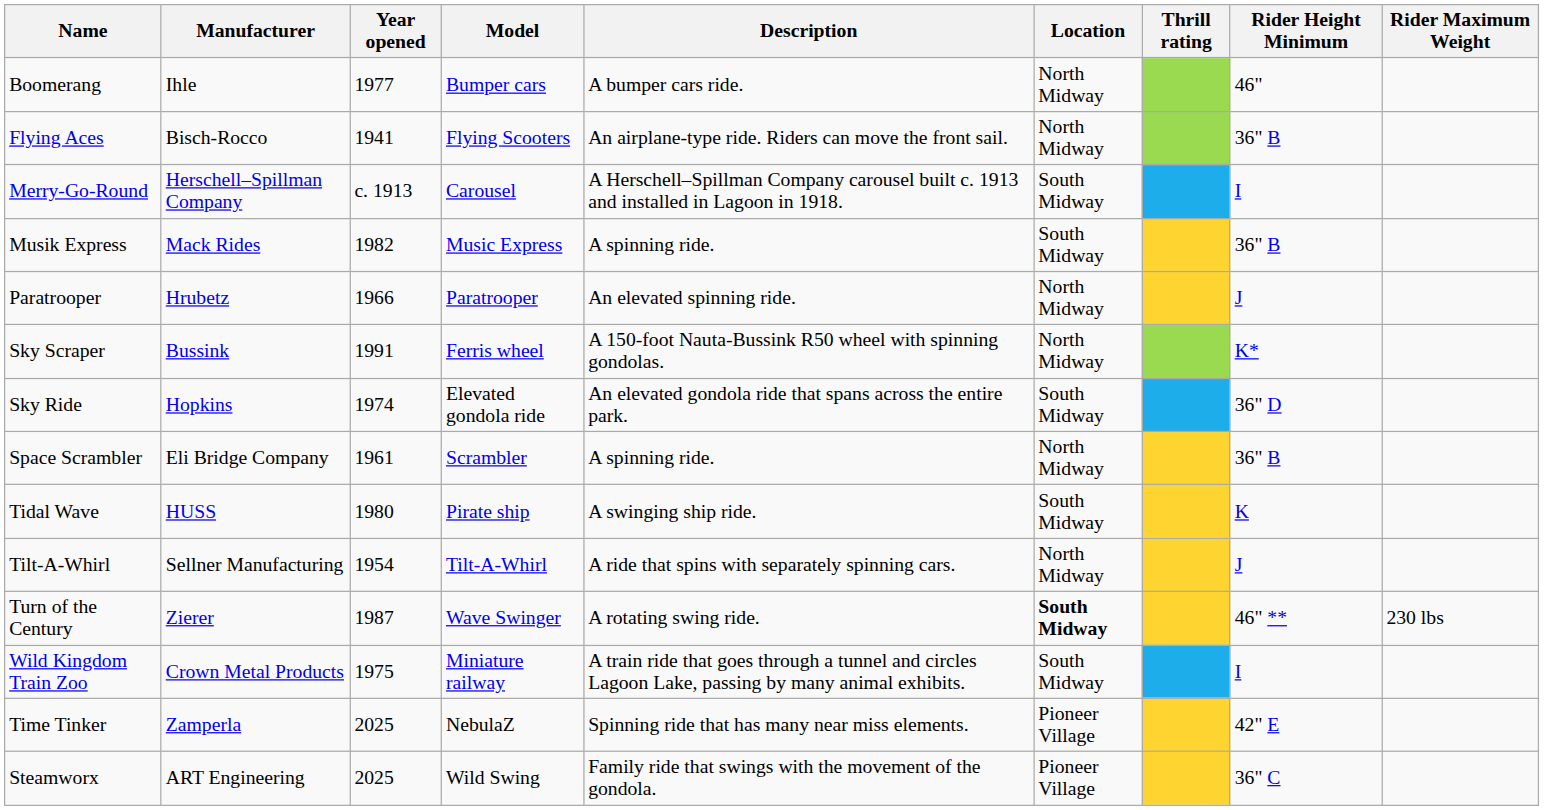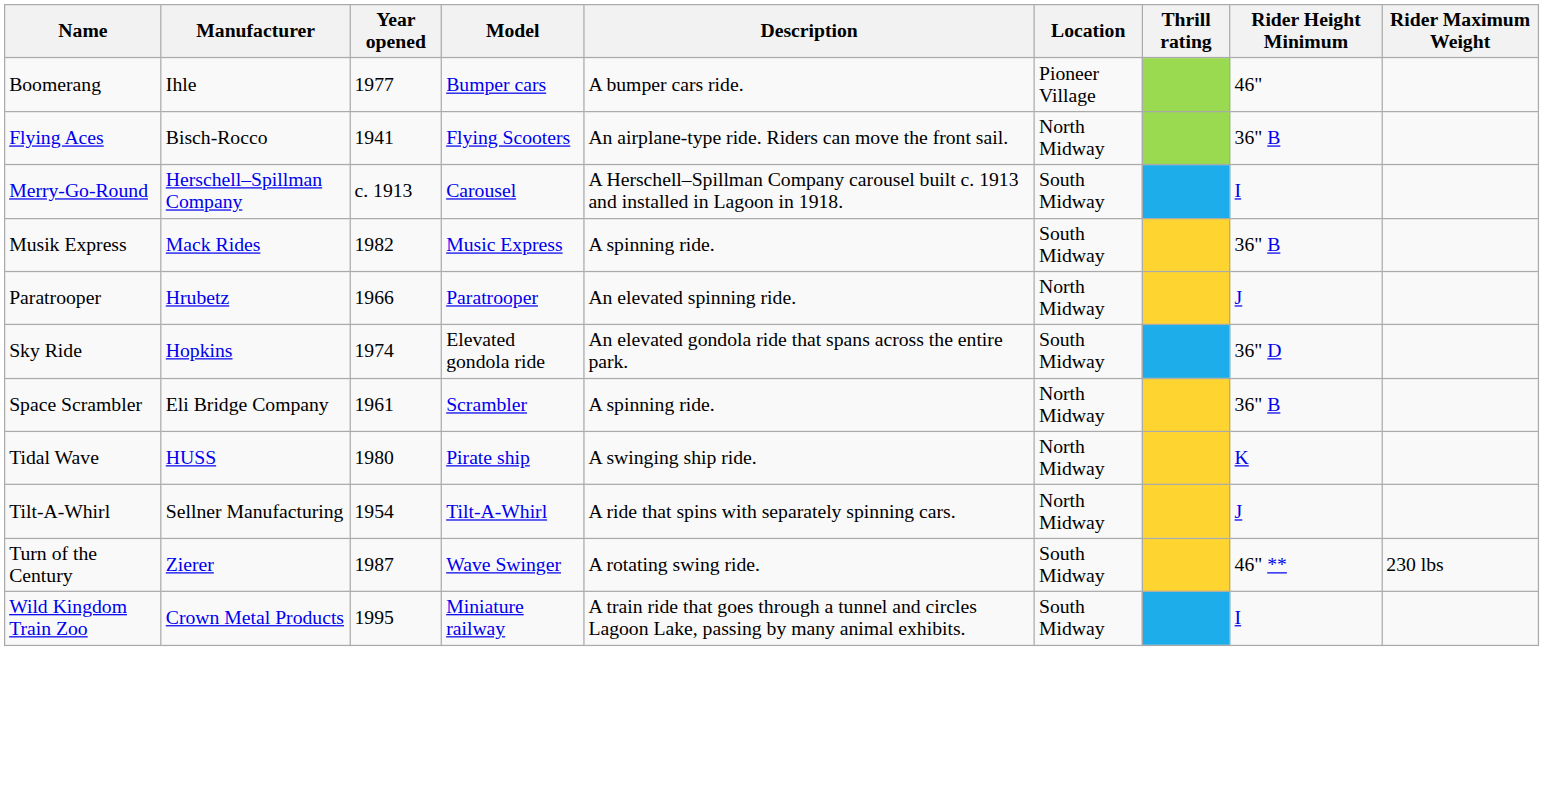(1071, 84) North Midway -> (1069, 84) Pioneer Village
- row: (57, 351)
(1071, 511) South Midway -> (1072, 457) North Midway
(1073, 618) bold -> (1072, 564) normal
(374, 671) 1975 -> (374, 618) 1995
- row: (58, 724)
- row: (54, 778)
